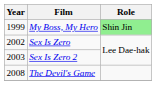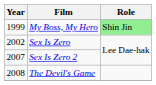(16, 58) 2003 -> (16, 58) 2007
